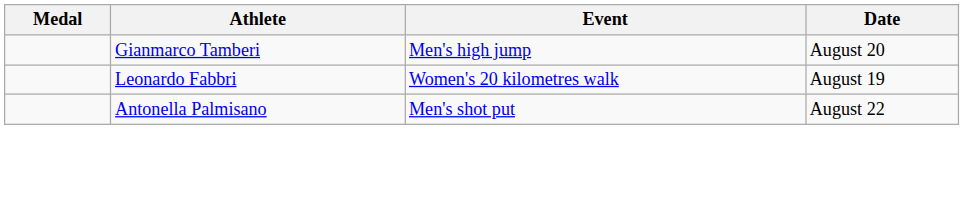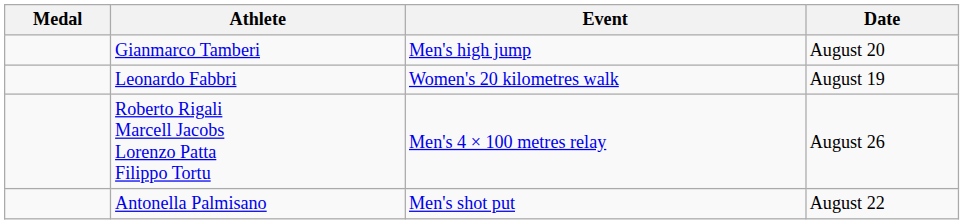+ row: (170, 141)
